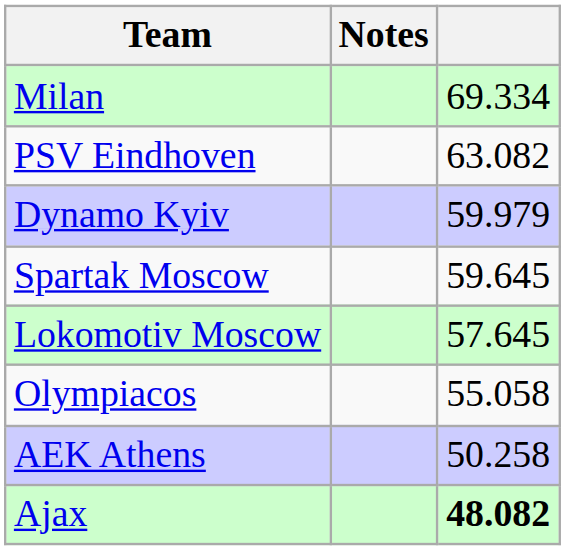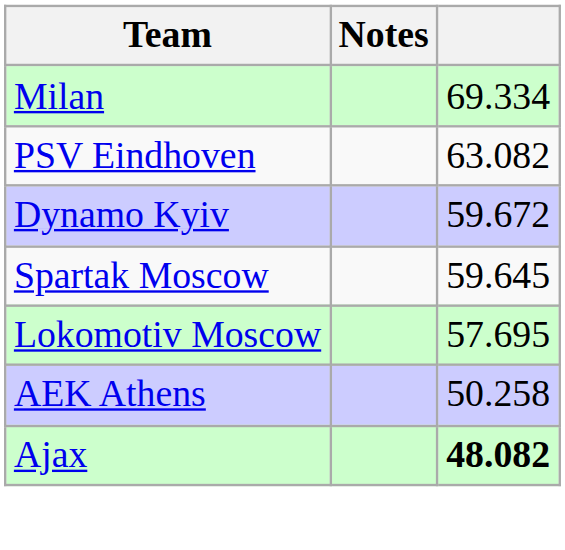(498, 214) 59.979 -> (498, 214) 59.672
(498, 334) 57.645 -> (498, 334) 57.695
- row: (105, 394)
